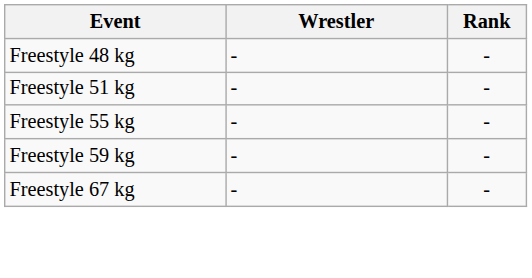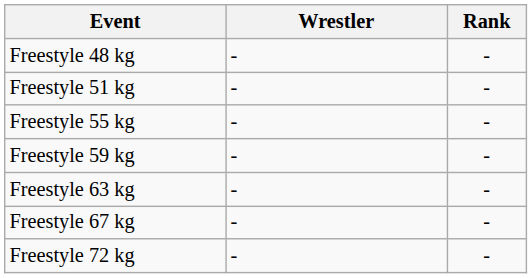+ row: (72, 189)
+ row: (72, 256)
